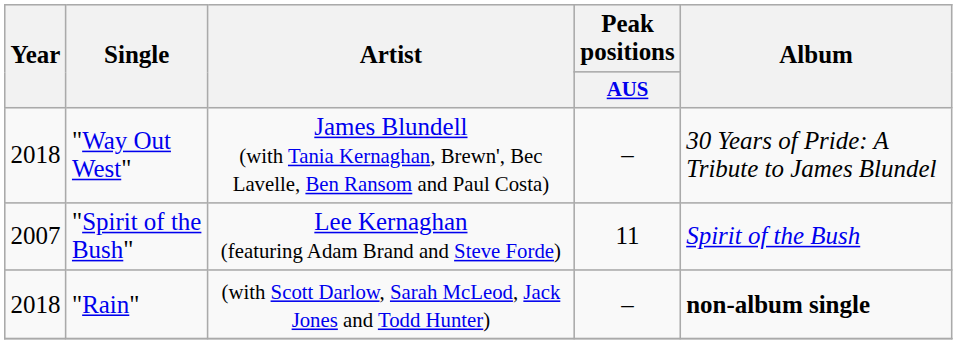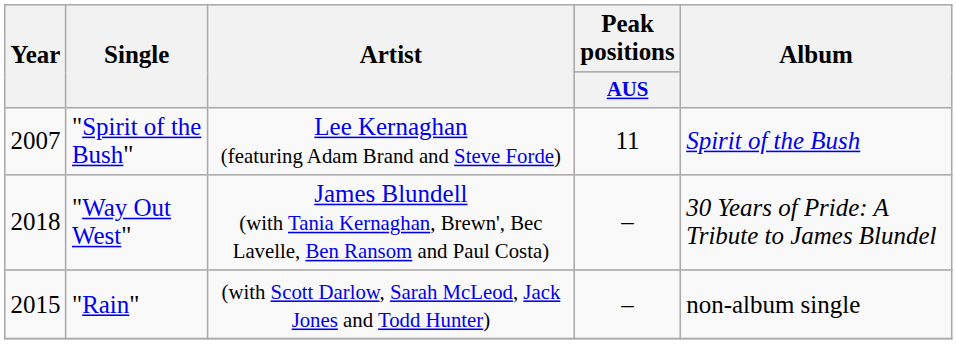rows swapped: (137, 236) <-> (121, 154)
(35, 304) 2018 -> (35, 304) 2015
(778, 304) bold -> (773, 304) normal
